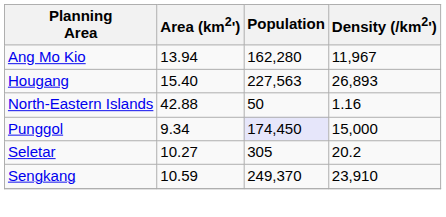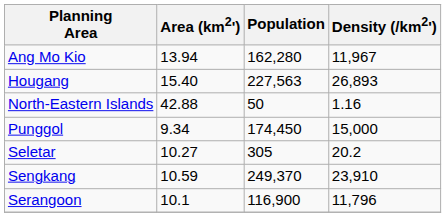(274, 128) lavender background -> (274, 128) no background
+ row: (45, 200)
